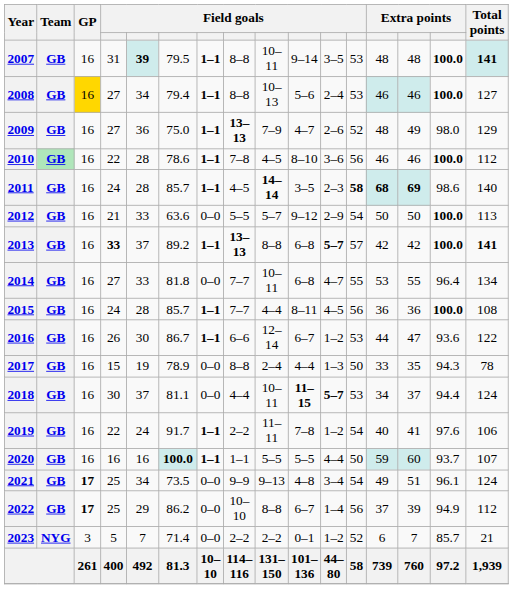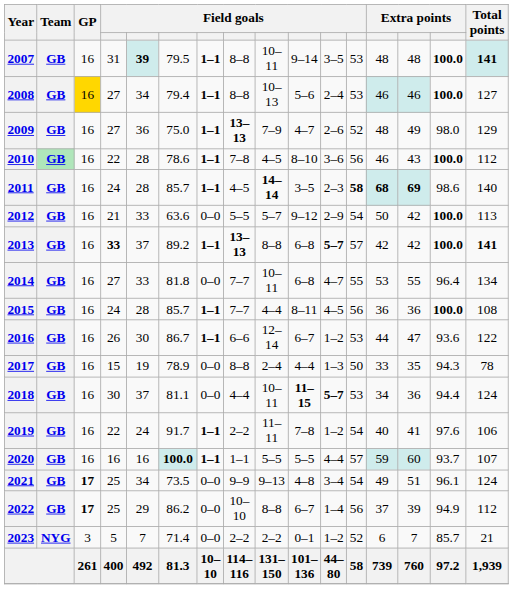(414, 159) 46 -> (414, 159) 43
(414, 216) 50 -> (414, 216) 42
(414, 394) 37 -> (414, 394) 36
(356, 459) 50 -> (356, 459) 57
